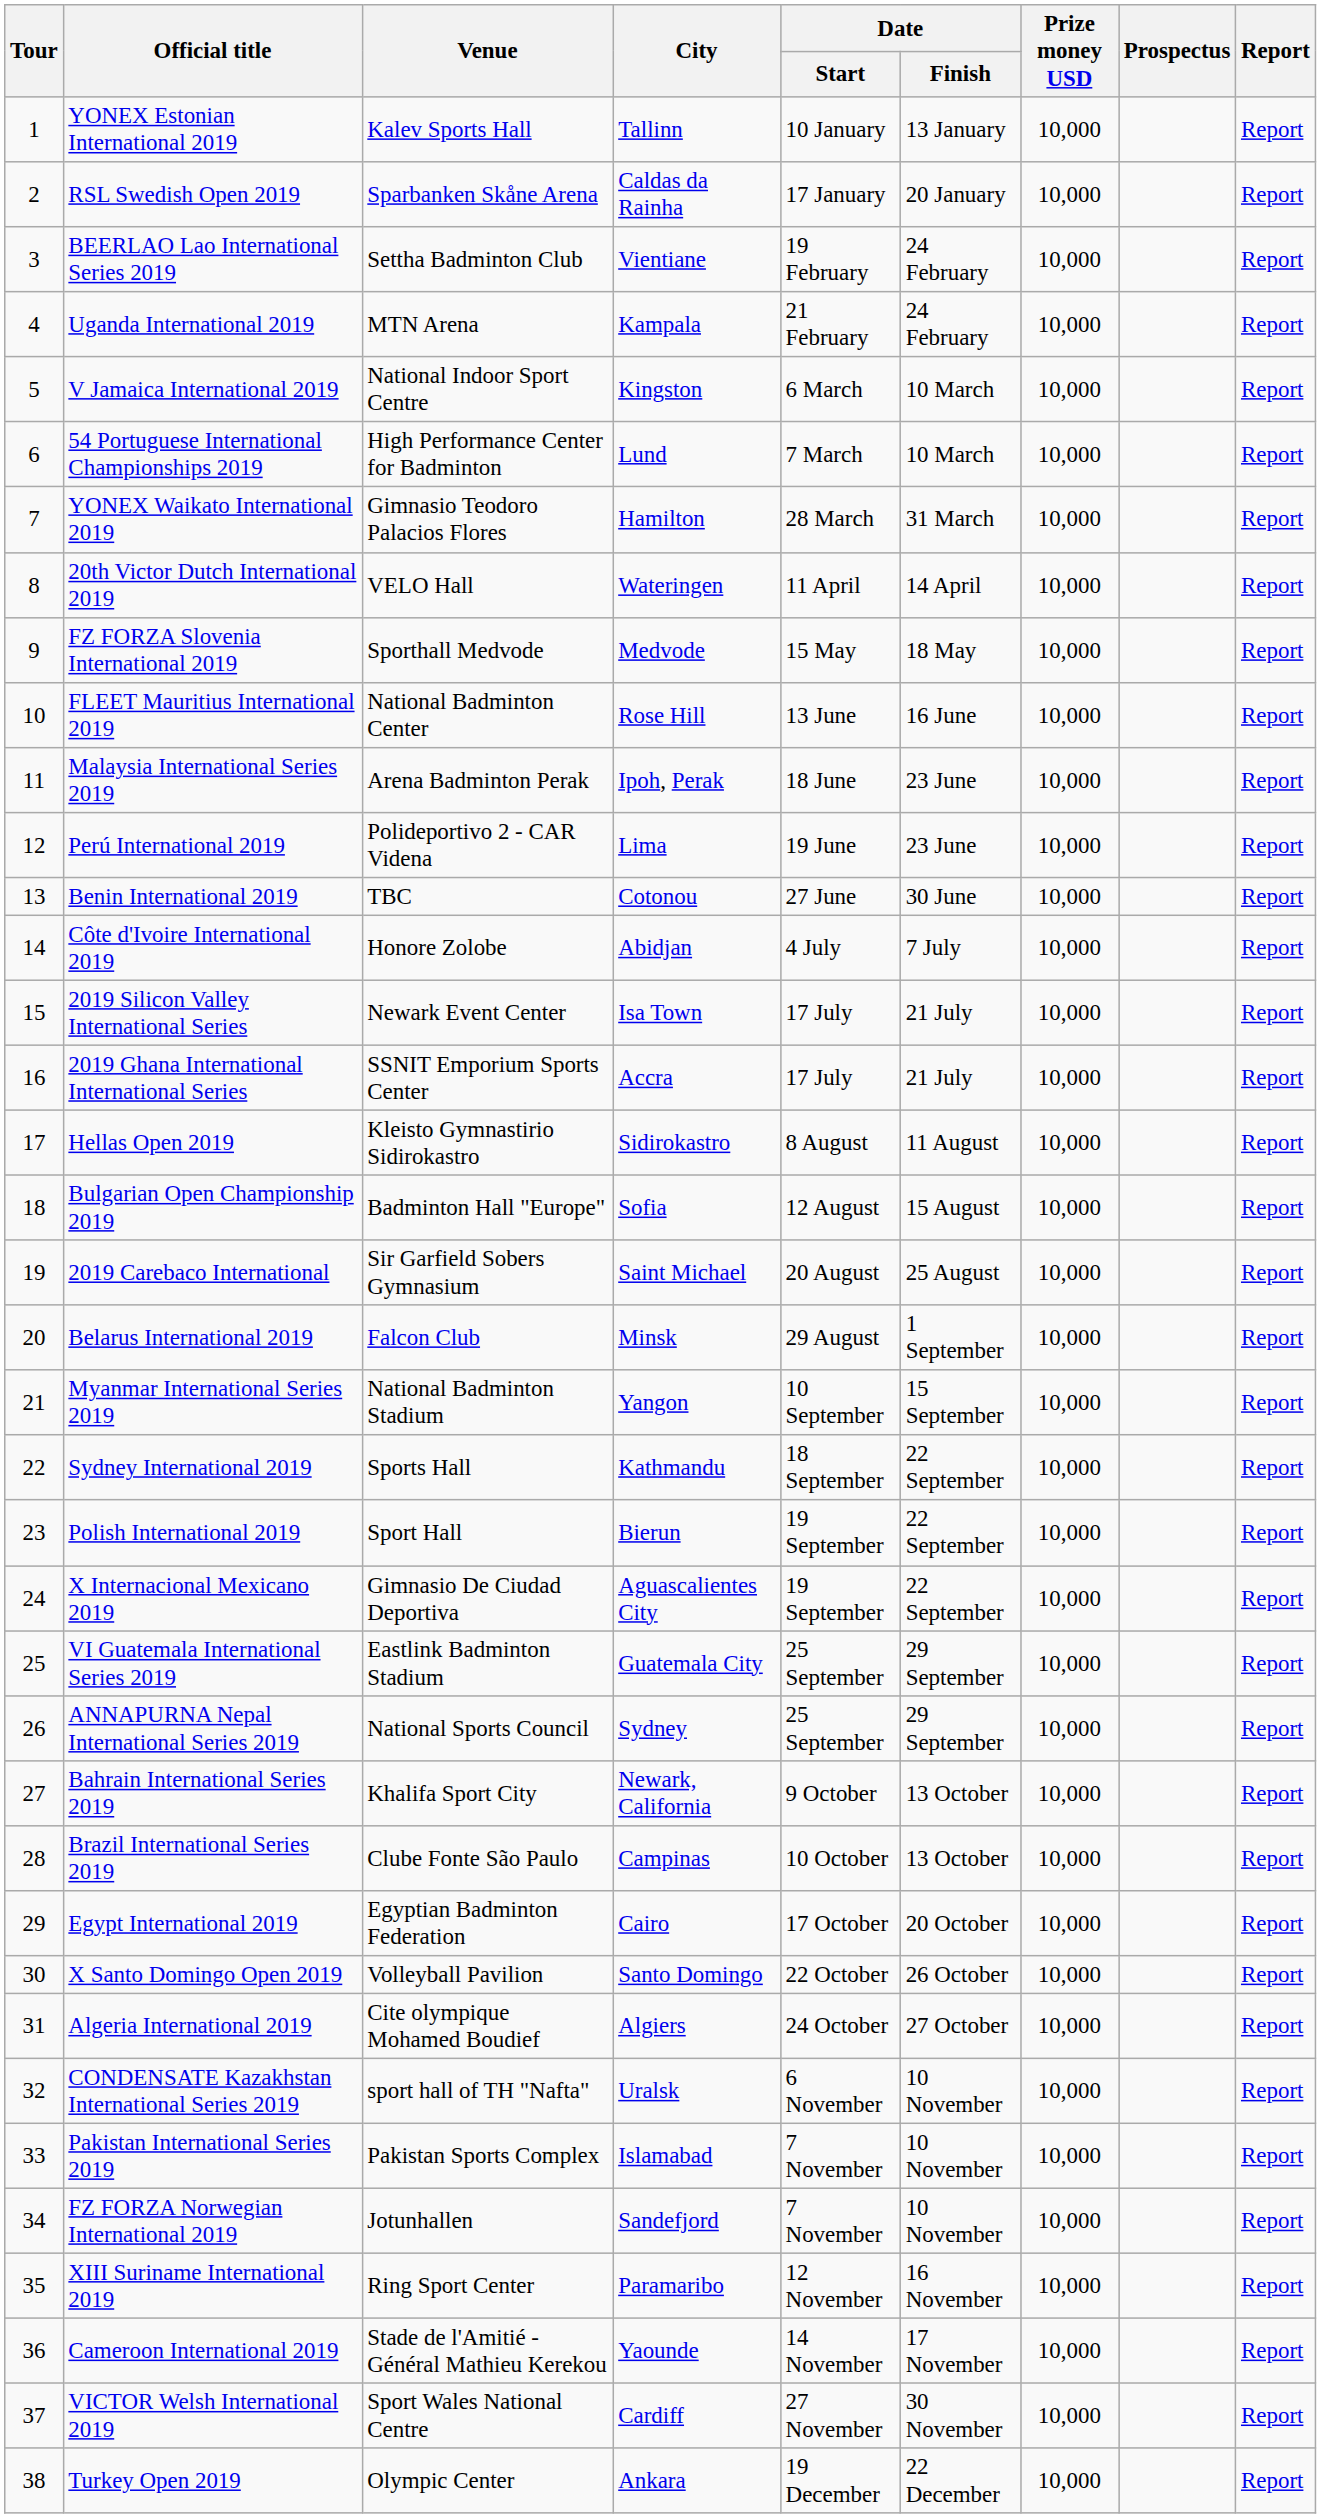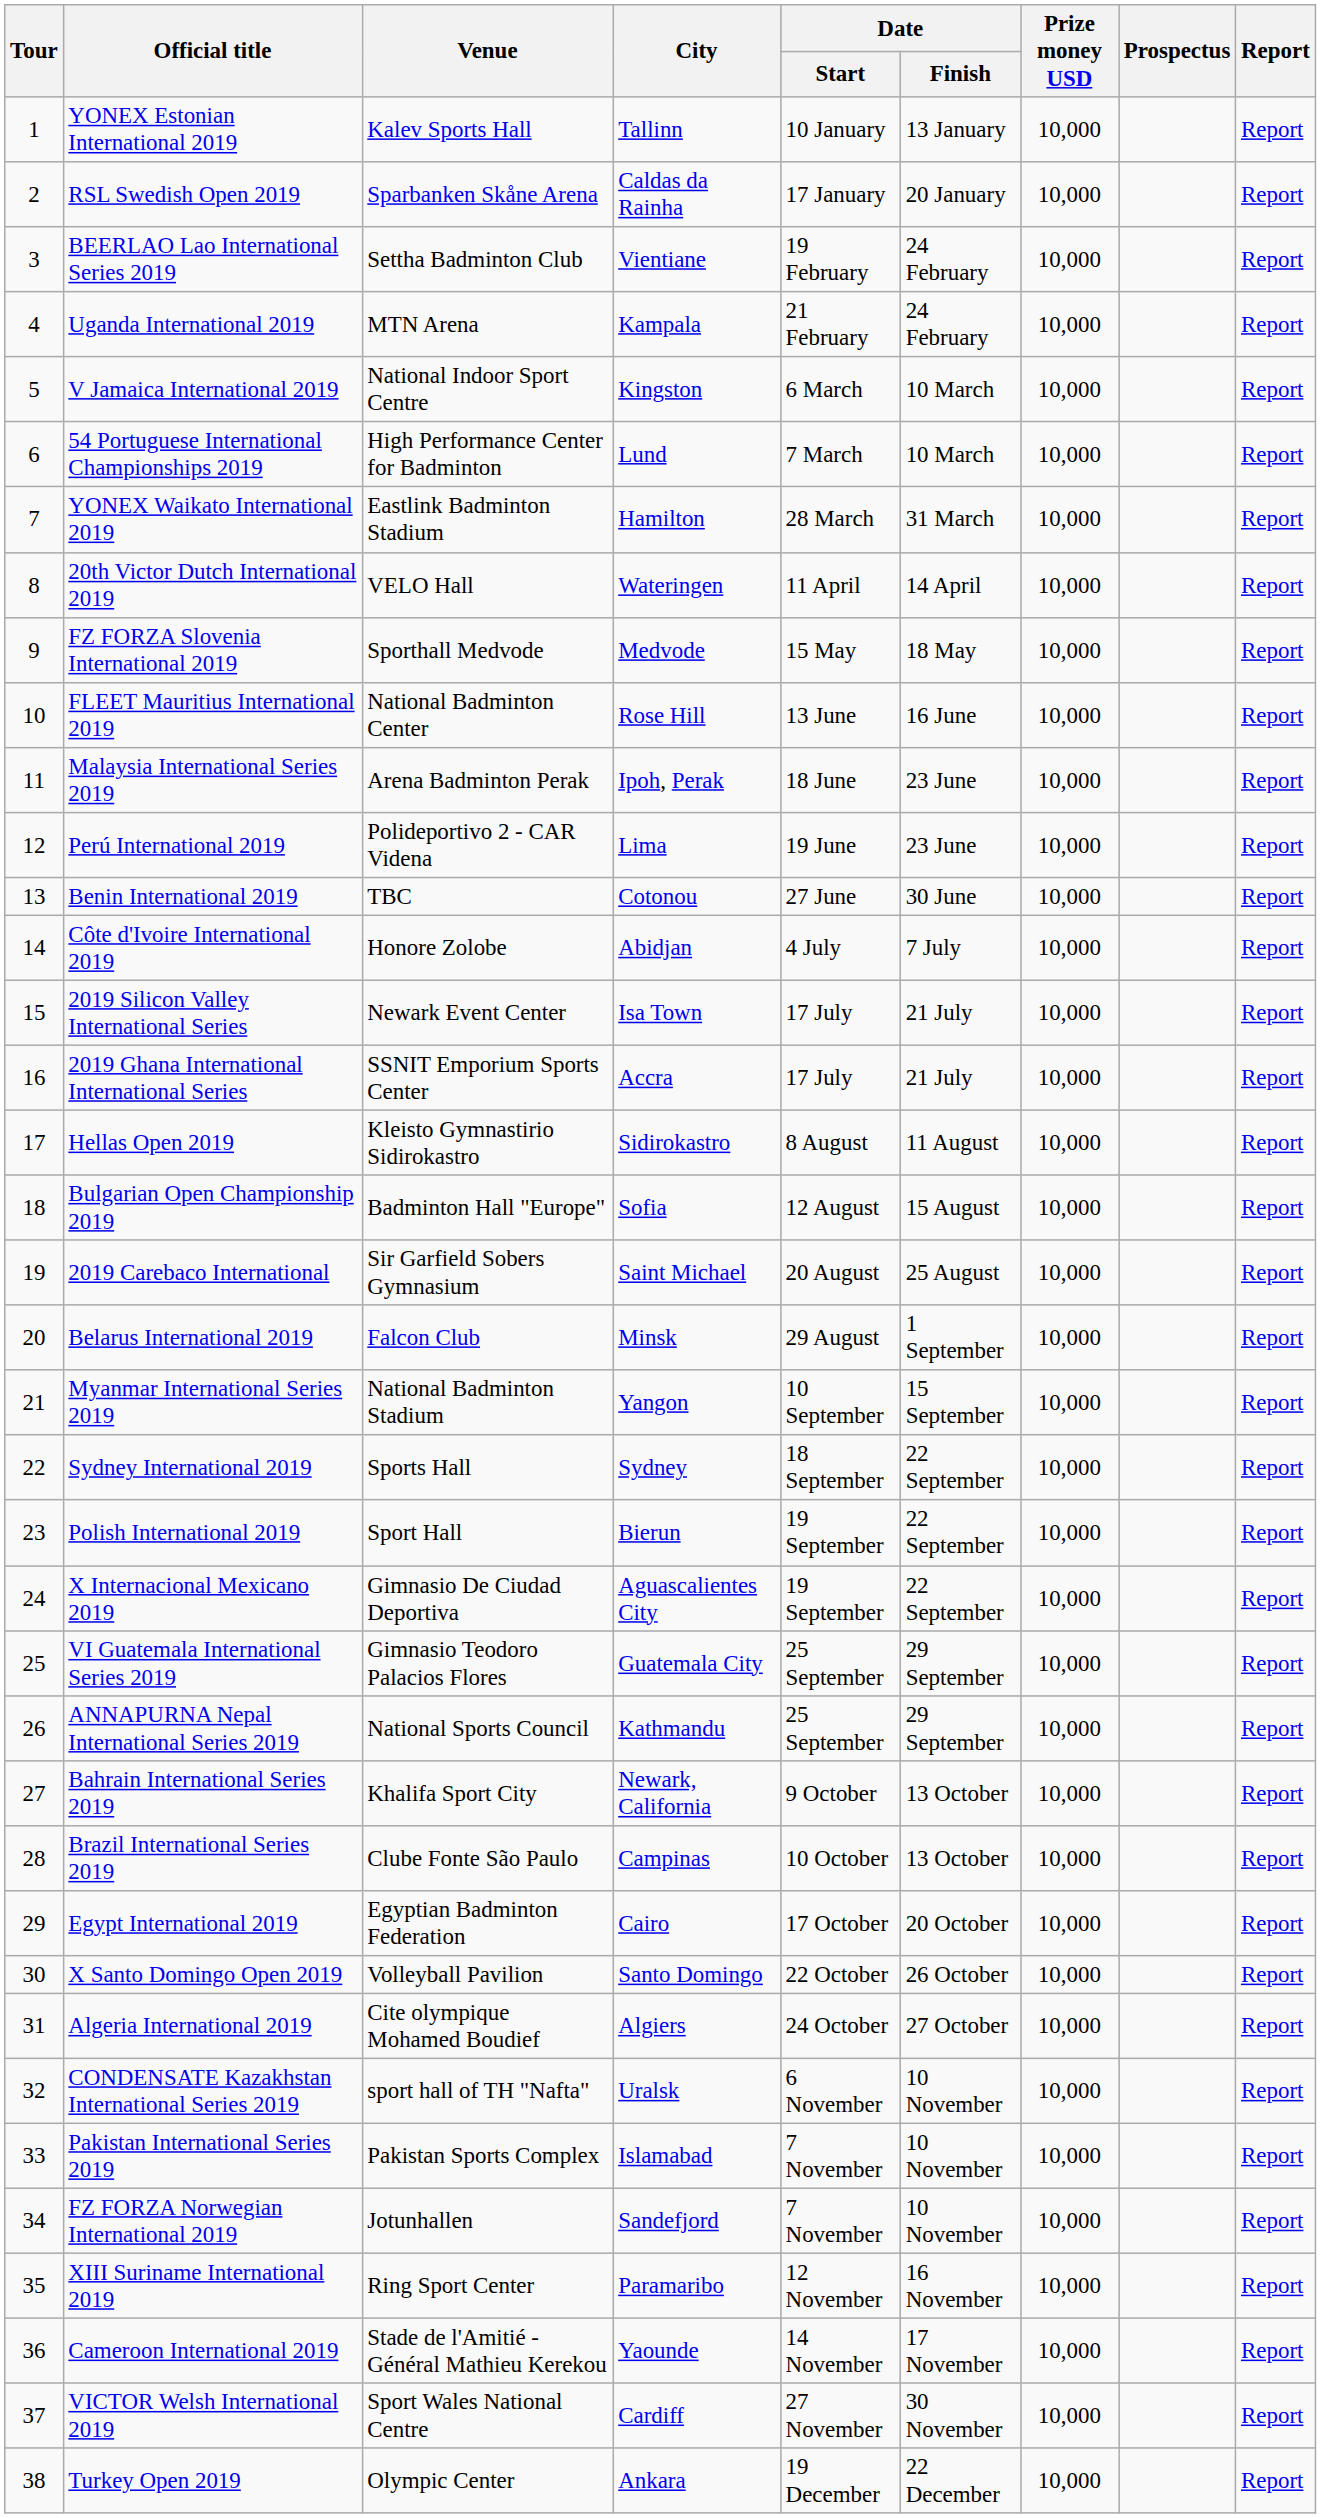(453, 519) Gimnasio Teodoro Palacios Flores -> (459, 519) Eastlink Badminton Stadium
(672, 1467) Kathmandu -> (653, 1467) Sydney
(459, 1662) Eastlink Badminton Stadium -> (453, 1662) Gimnasio Teodoro Palacios Flores
(653, 1727) Sydney -> (672, 1727) Kathmandu
